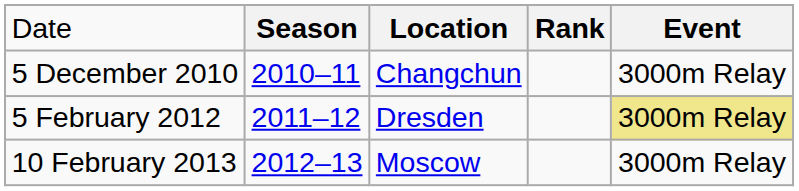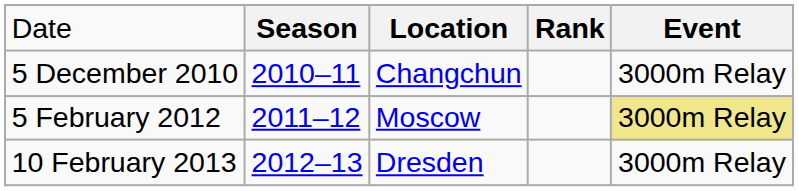(430, 118) Dresden -> (428, 118) Moscow
(428, 163) Moscow -> (430, 163) Dresden
